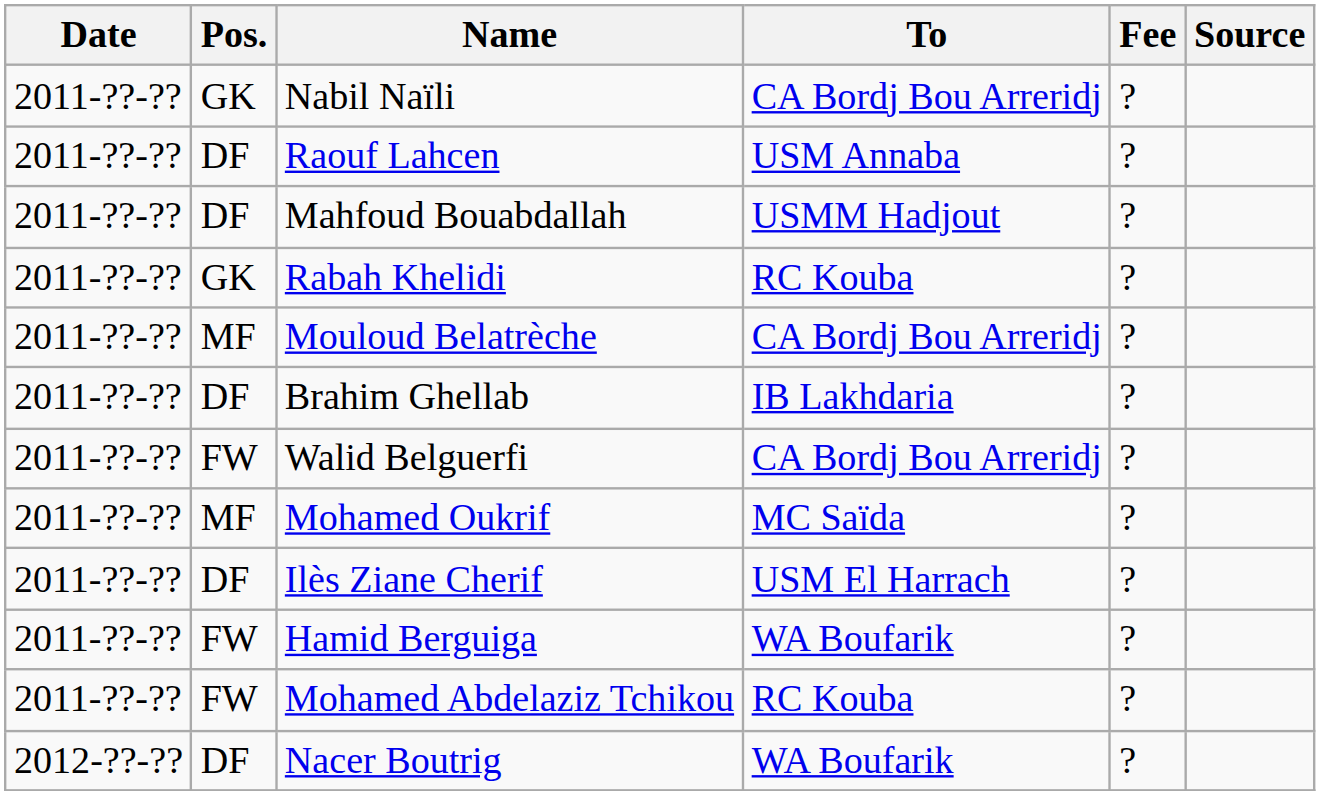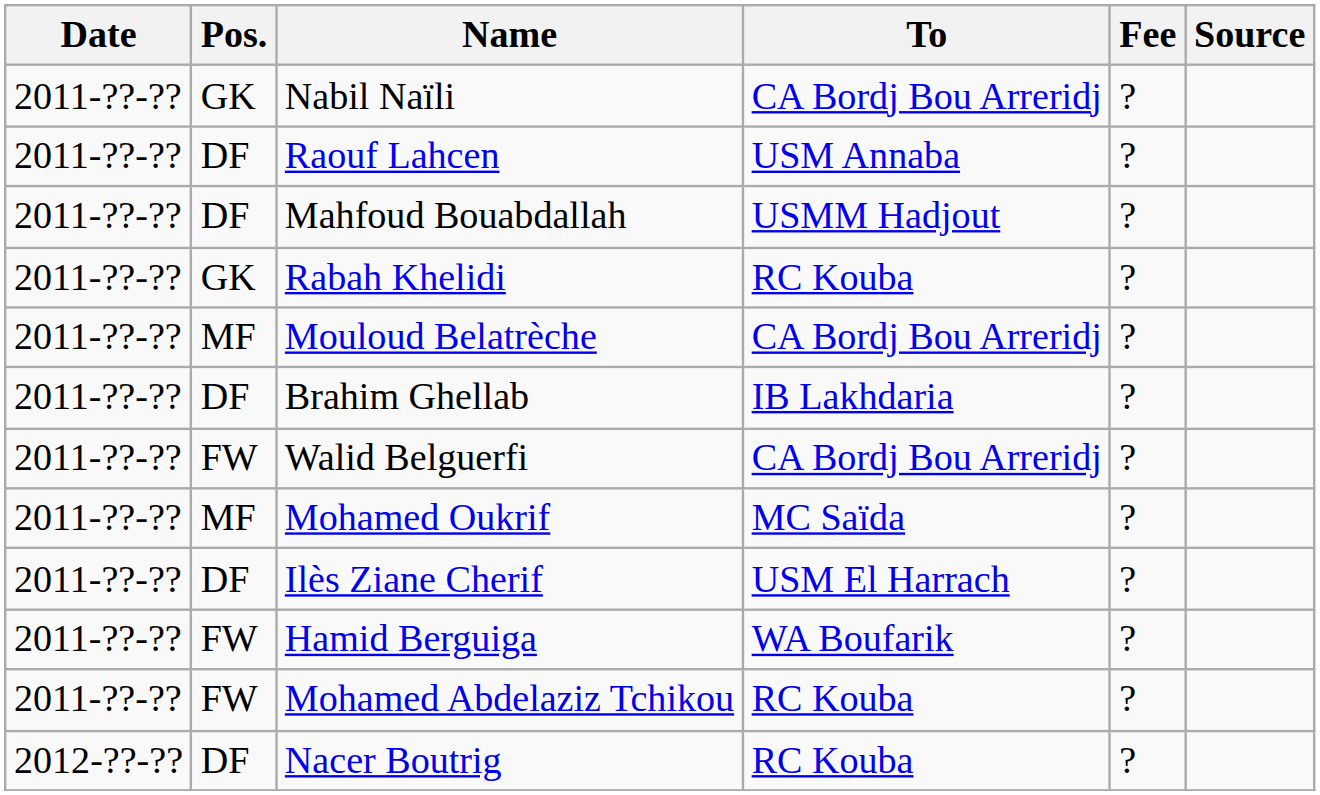(853, 759) WA Boufarik -> (833, 759) RC Kouba
